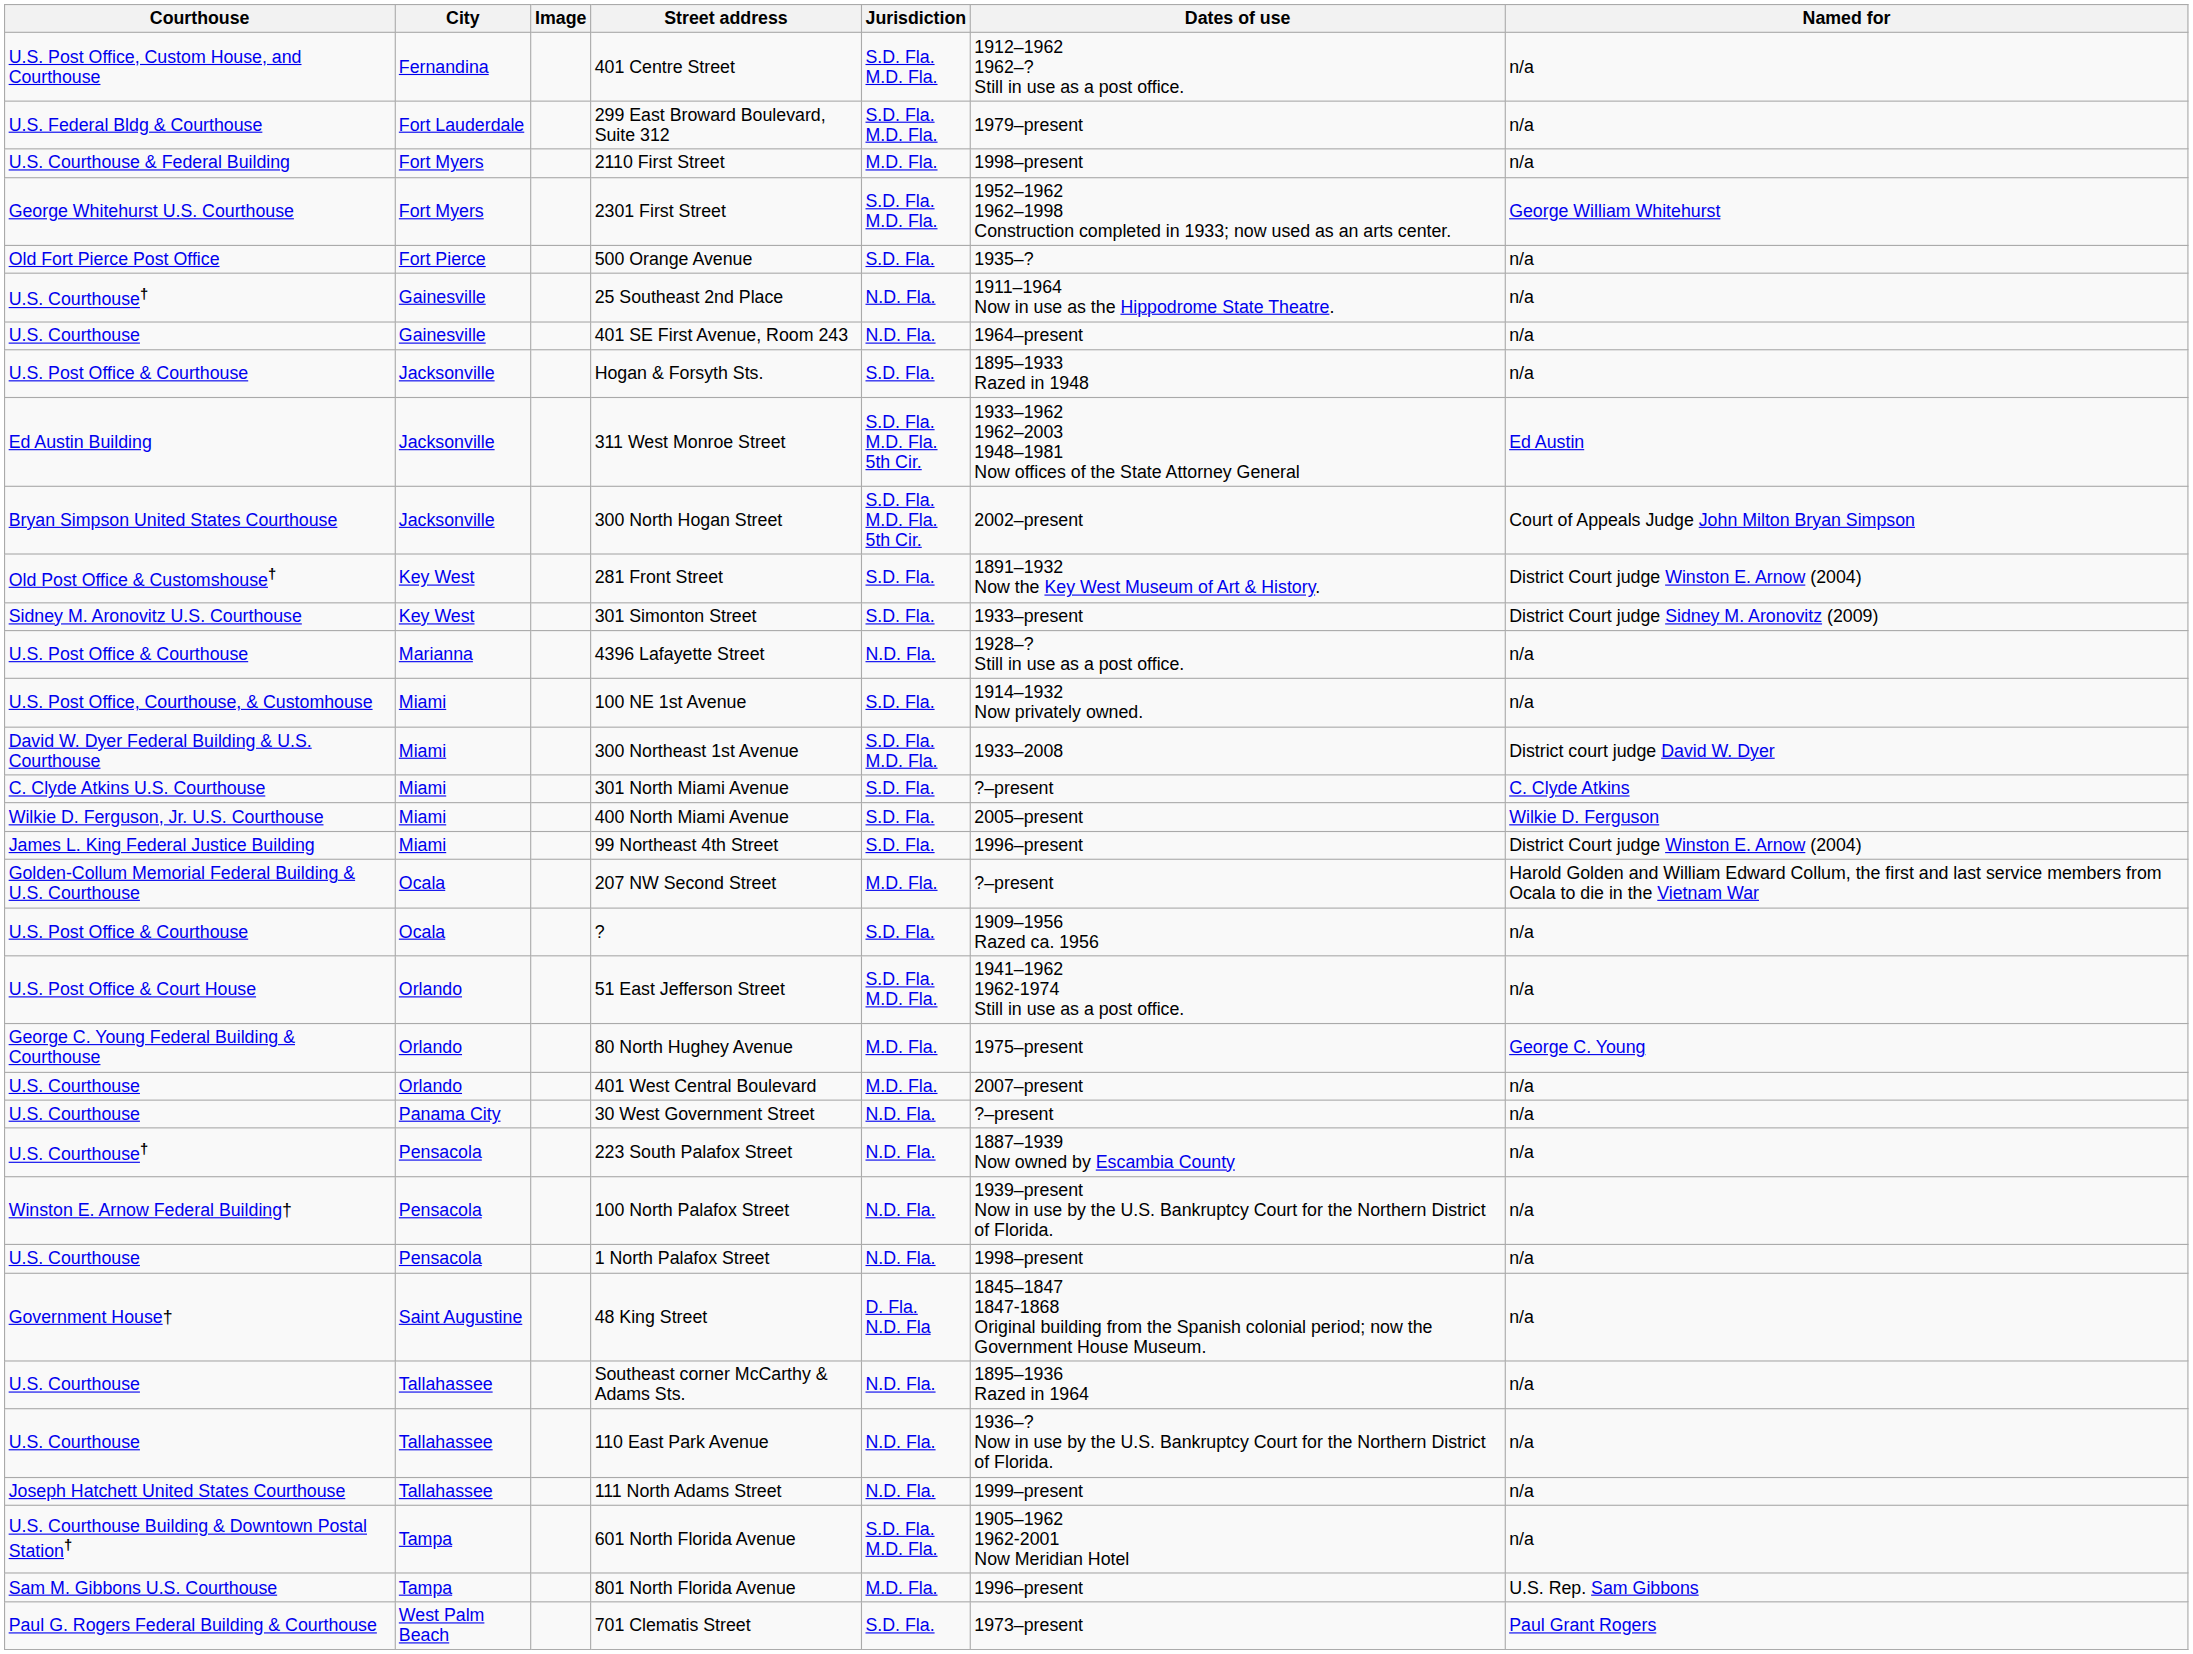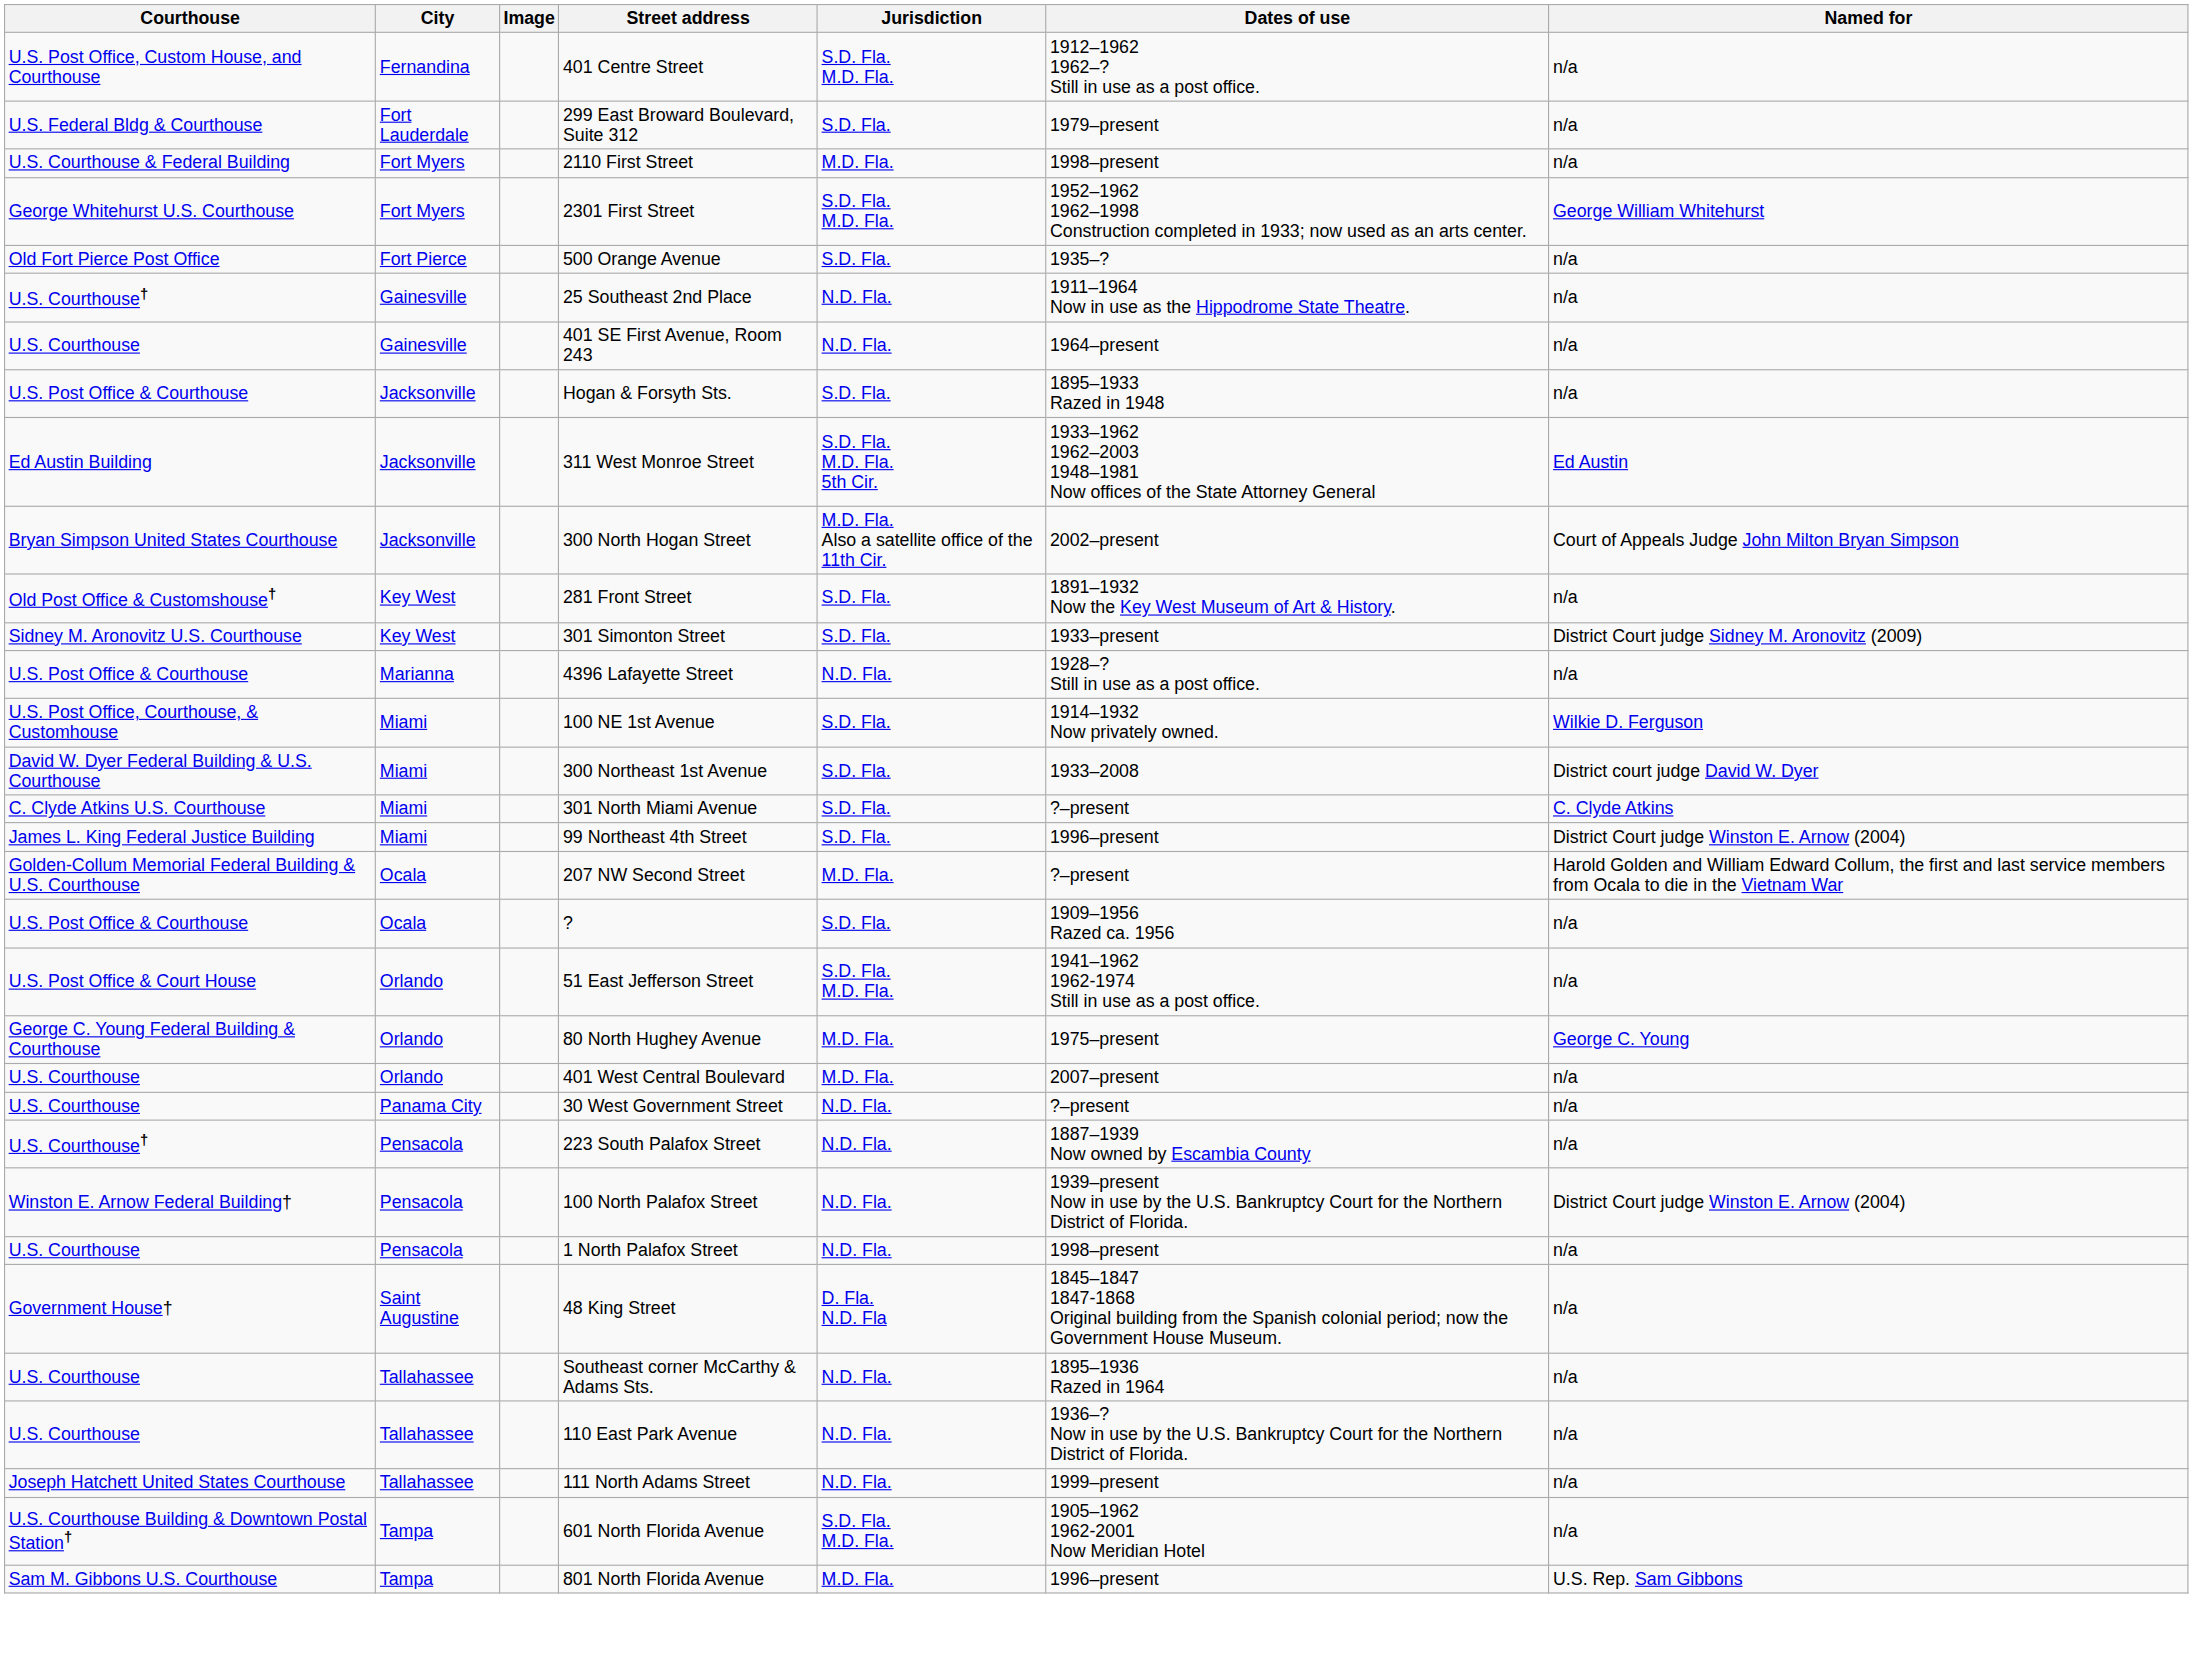(902, 124) S.D. Fla. M.D. Fla. -> (856, 124) S.D. Fla.
(902, 520) S.D. Fla. M.D. Fla. 5th Cir. -> (927, 540) M.D. Fla. Also a satellite office of the 11th Cir.
(1685, 578) District Court judge Winston E. Arnow (2004) -> (1565, 598) n/a
(1522, 702) n/a -> (1628, 722) Wilkie D. Ferguson
(902, 750) S.D. Fla. M.D. Fla. -> (856, 770) S.D. Fla.
- row: (692, 817)
(1522, 1210) n/a -> (1729, 1202) District Court judge Winston E. Arnow (2004)
- row: (673, 1625)
